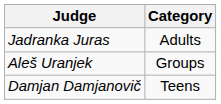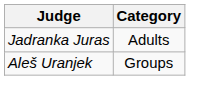- row: (74, 87)
